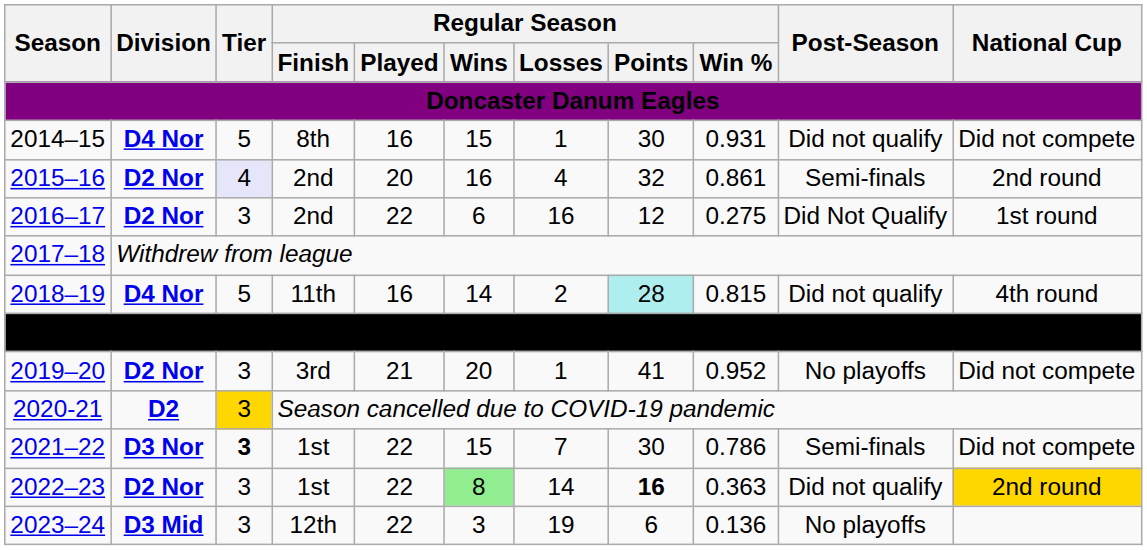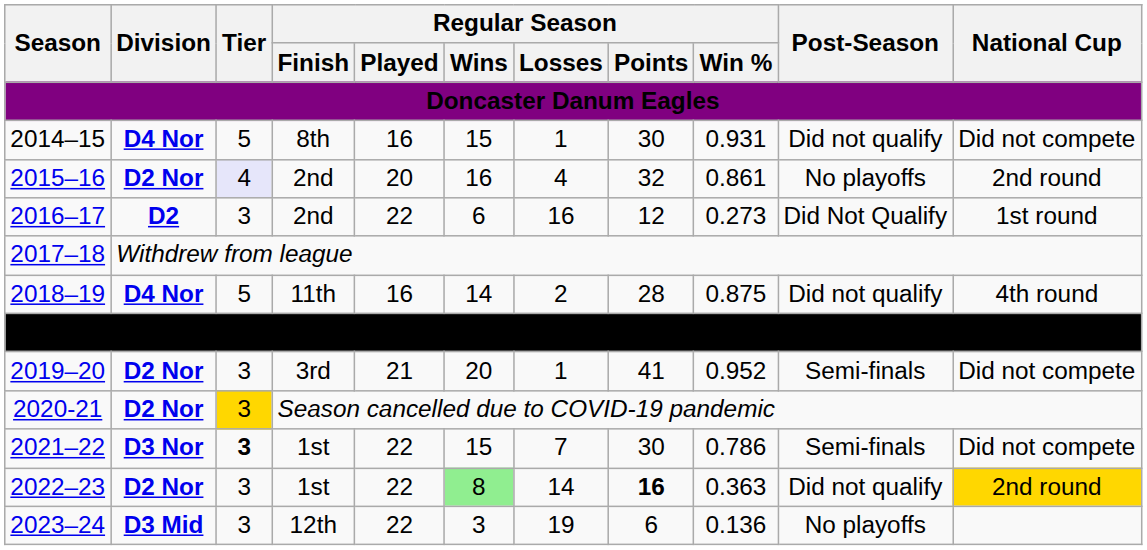(865, 178) Semi-finals -> (865, 178) No playoffs
(164, 216) D2 Nor -> (164, 216) D2
(736, 216) 0.275 -> (736, 216) 0.273
(651, 293) paleturquoise background -> (651, 293) no background
(736, 293) 0.815 -> (736, 293) 0.875
(865, 370) No playoffs -> (865, 370) Semi-finals
(164, 409) D2 -> (164, 409) D2 Nor
